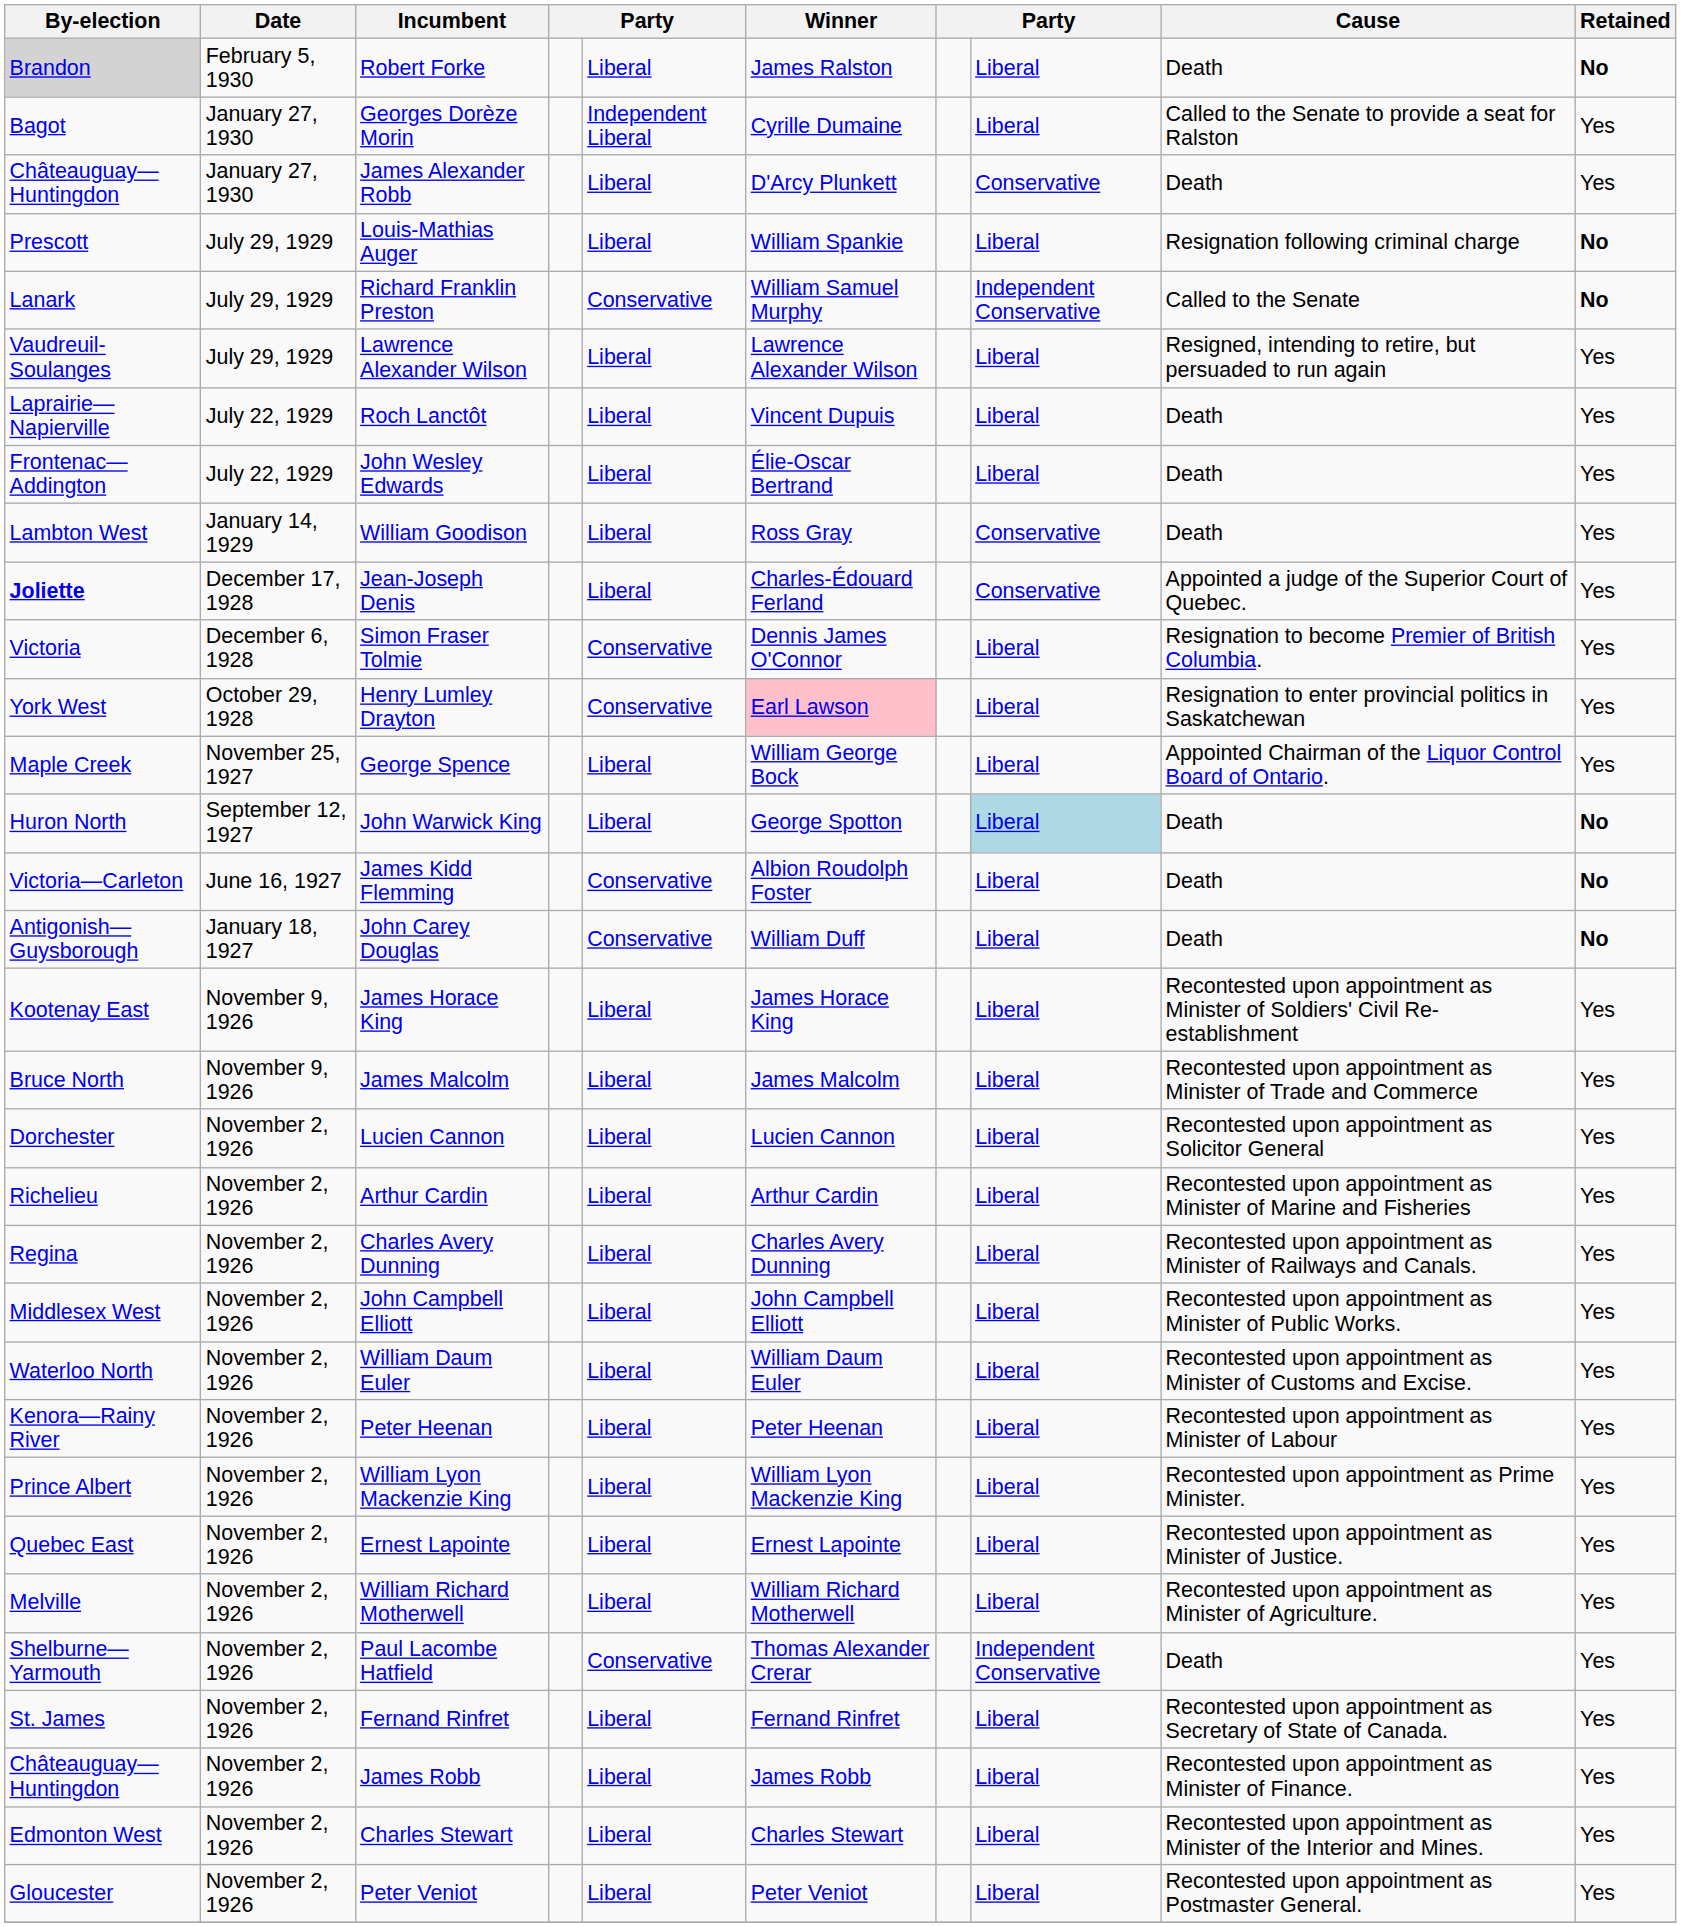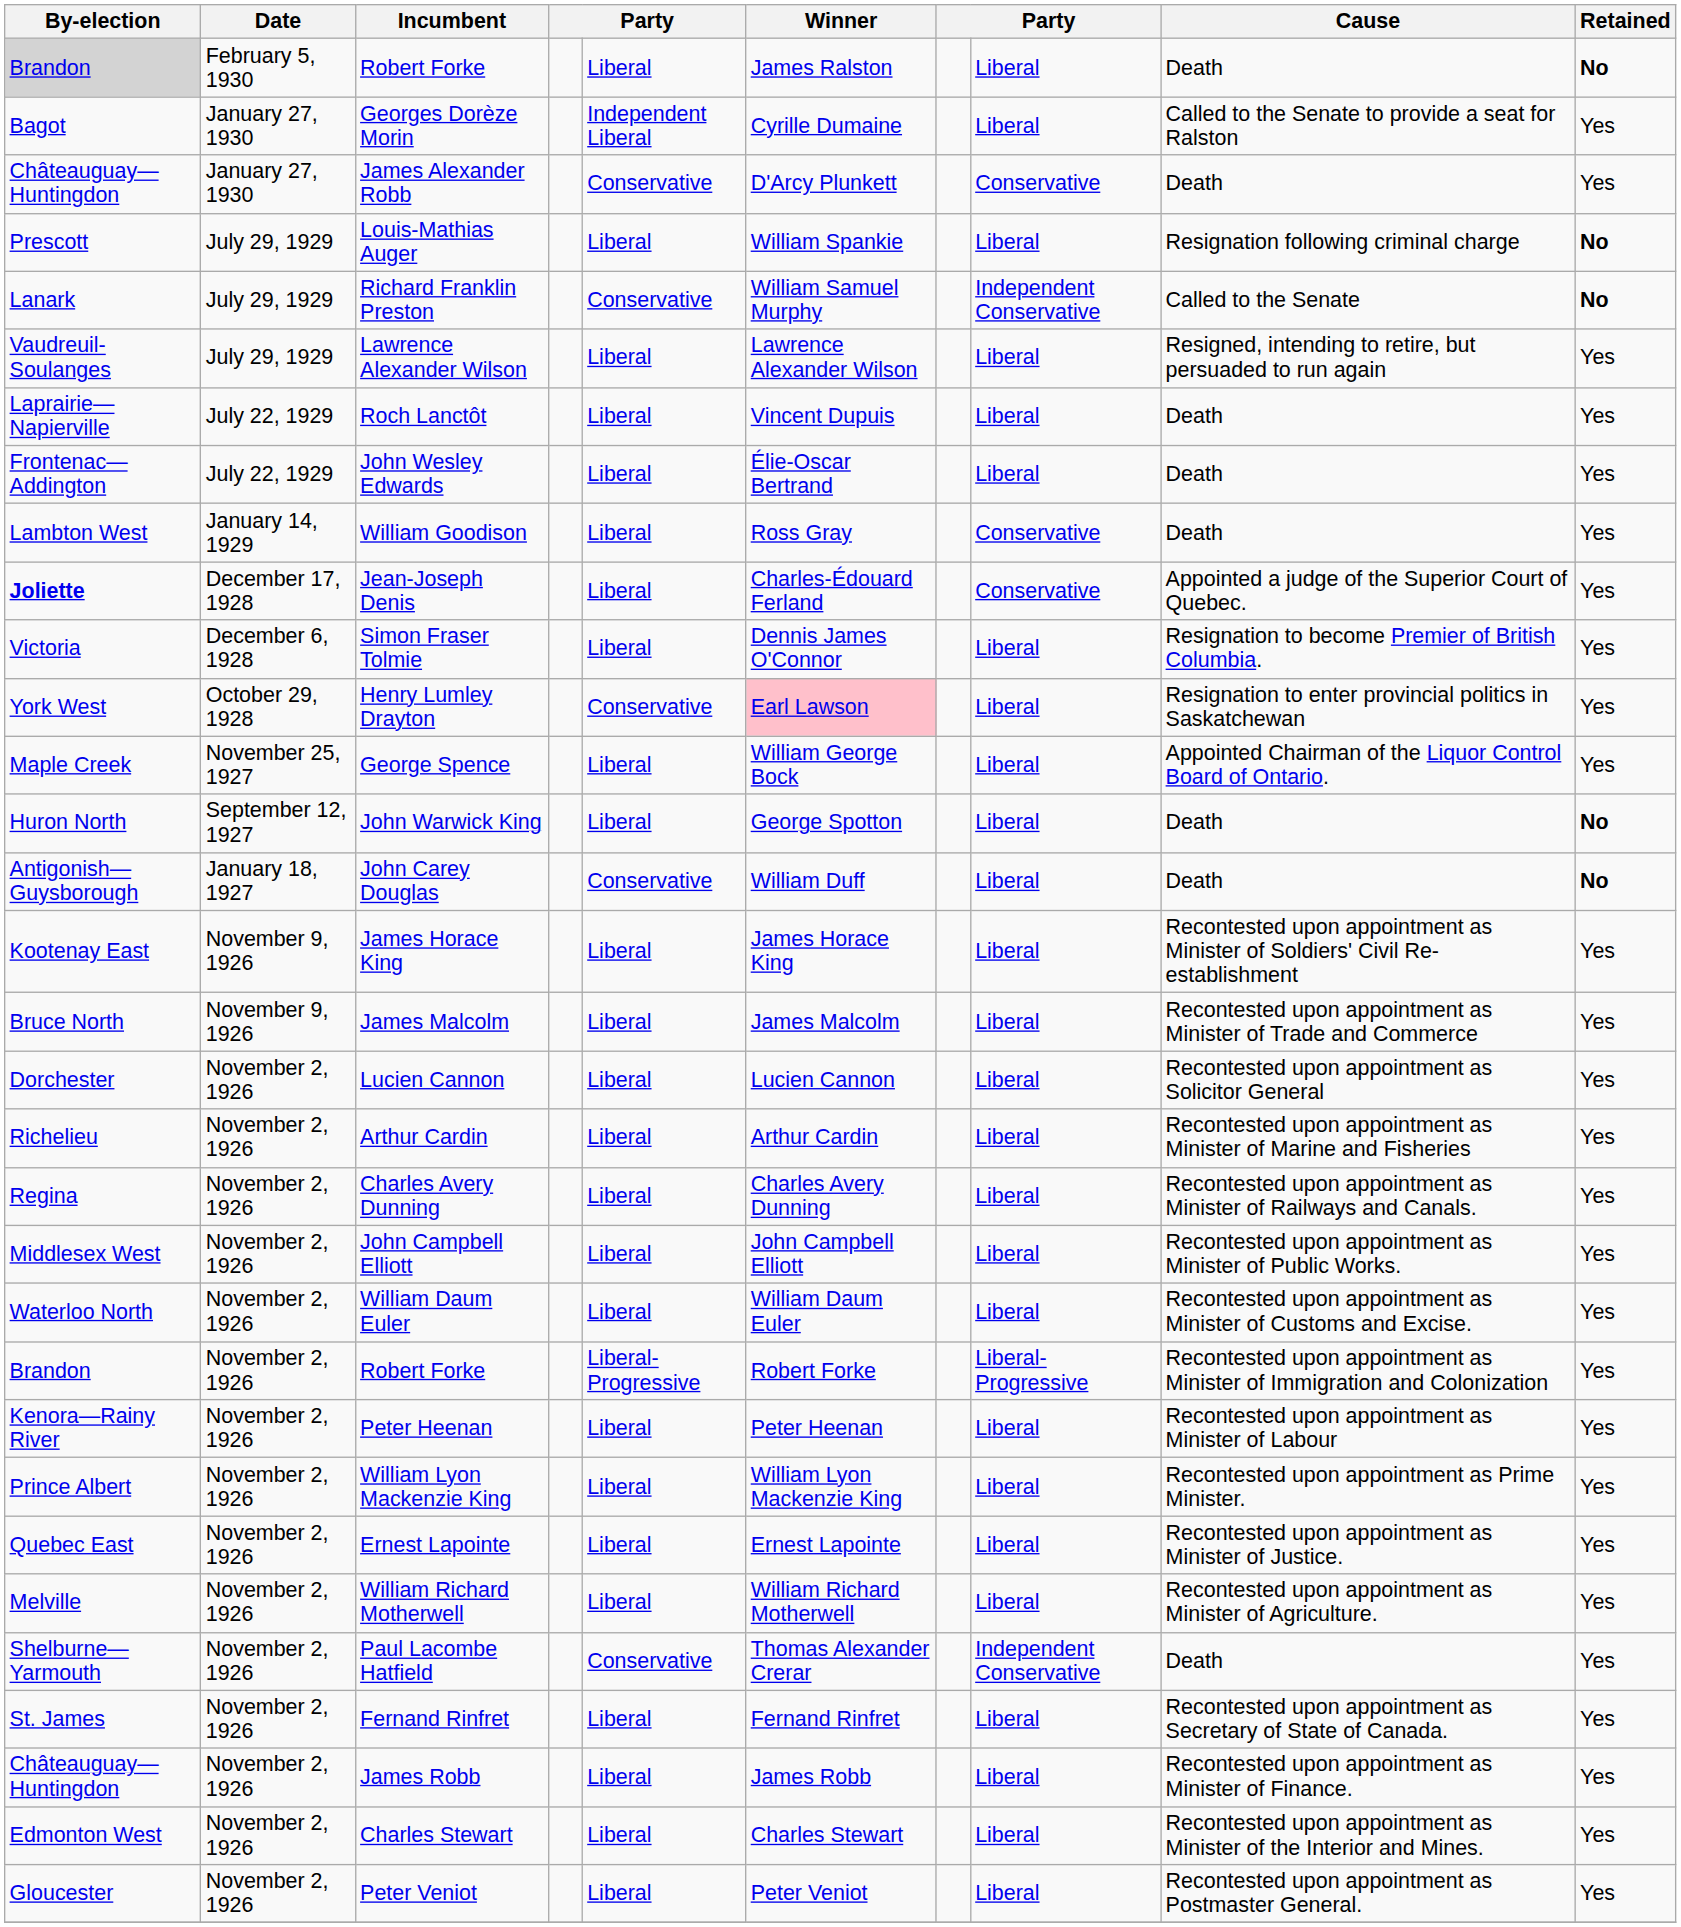(619, 183) Liberal -> (650, 183) Conservative
(650, 648) Conservative -> (619, 648) Liberal
(1007, 823) lightblue background -> (1007, 823) no background
- row: (274, 881)
+ row: (267, 1370)
